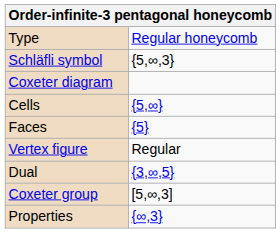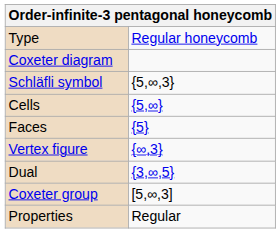rows swapped: (55, 60) <-> (61, 82)
(156, 149) Regular -> (147, 149) {∞,3}
(147, 216) {∞,3} -> (156, 216) Regular
